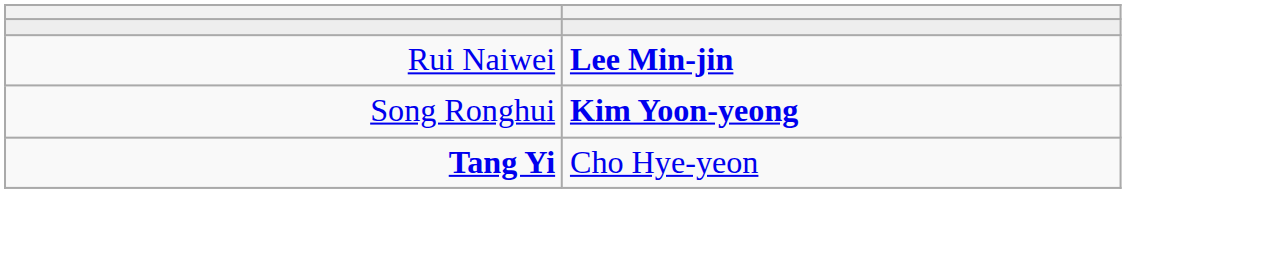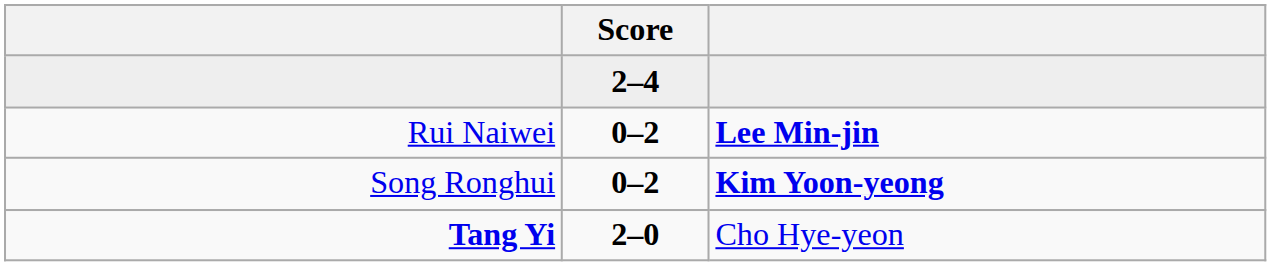+ column: (635, 30)
